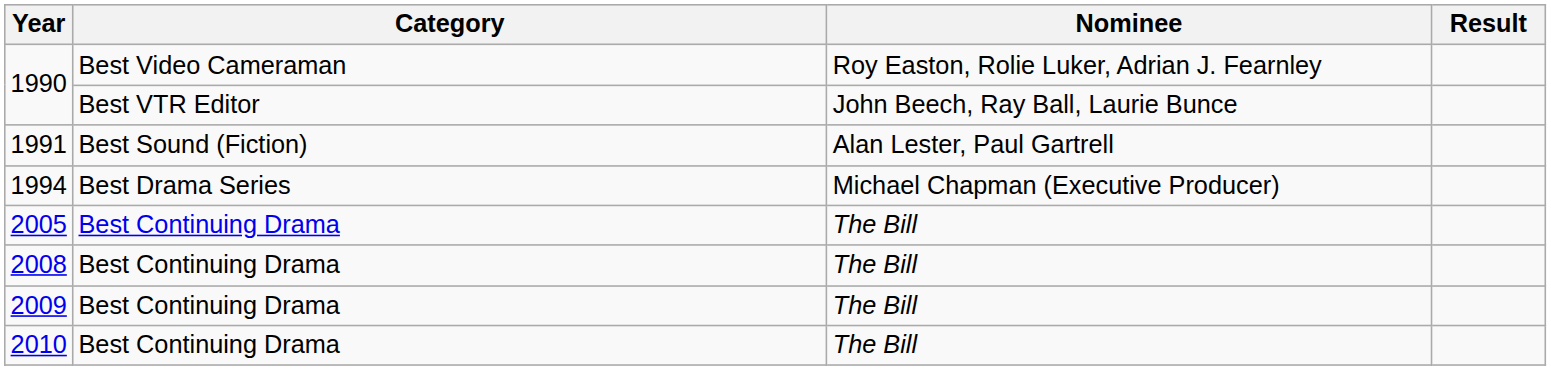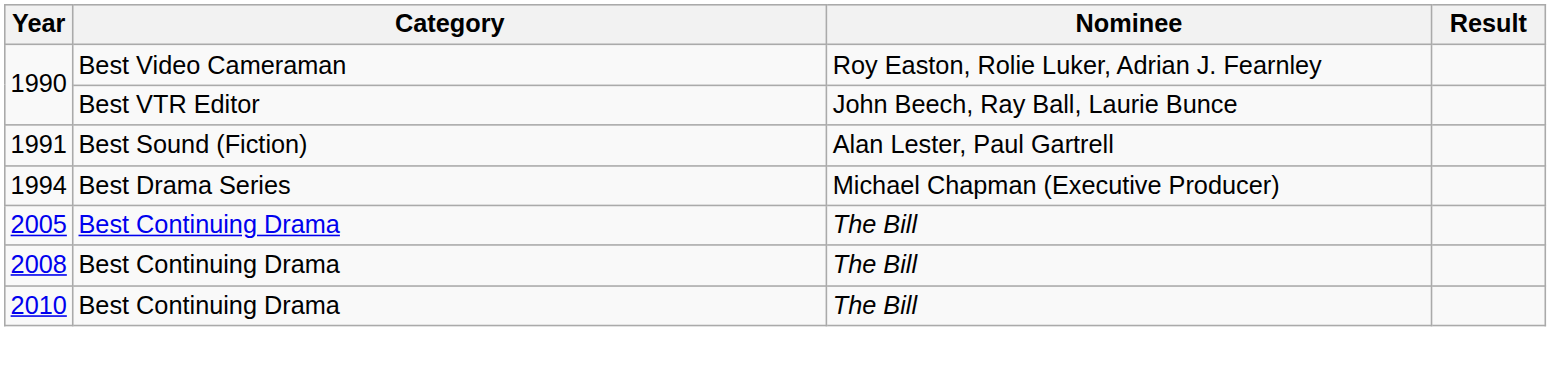- row: (39, 305)
